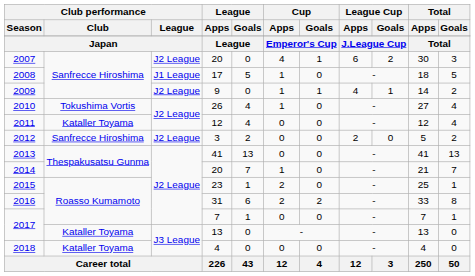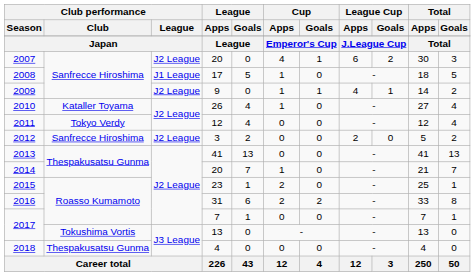(98, 106) Tokushima Vortis -> (98, 106) Kataller Toyama
(98, 122) Kataller Toyama -> (98, 122) Tokyo Verdy
(98, 232) Kataller Toyama -> (98, 232) Tokushima Vortis
(98, 248) Kataller Toyama -> (98, 248) Thespakusatsu Gunma
